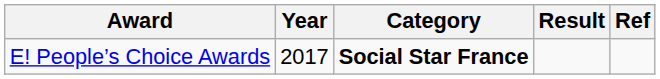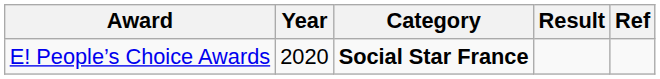(304, 56) 2017 -> (304, 56) 2020
